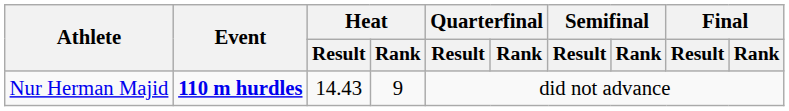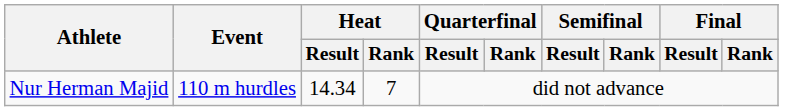(240, 88) bold -> (237, 88) normal
(339, 88) 14.43 -> (332, 88) 14.34
(398, 88) 9 -> (391, 88) 7
